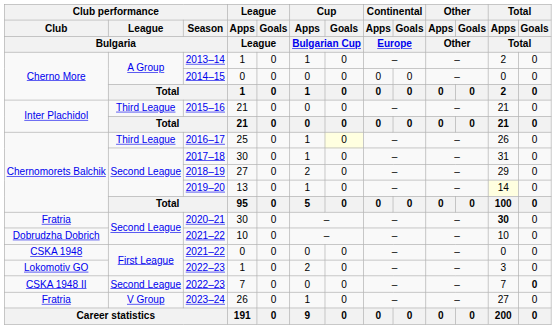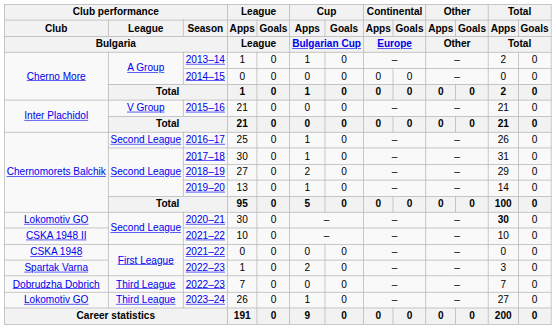(146, 108) Third League -> (146, 108) V Group
(146, 140) Third League -> (146, 140) Second League
(344, 140) lightyellow background -> (344, 140) no background
(503, 188) lightyellow background -> (503, 188) no background
(56, 220) Fratria -> (56, 220) Lokomotiv GO
(56, 236) Dobrudzha Dobrich -> (56, 236) CSKA 1948 II
(56, 268) Lokomotiv GO -> (56, 268) Spartak Varna
(56, 284) CSKA 1948 II -> (56, 284) Dobrudzha Dobrich
(146, 284) Second League -> (146, 284) Third League
(535, 284) bold -> (535, 284) normal
(56, 300) Fratria -> (56, 300) Lokomotiv GO
(146, 300) V Group -> (146, 300) Third League
